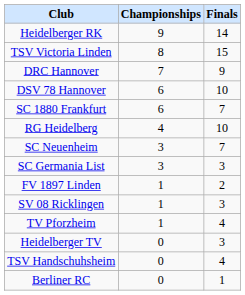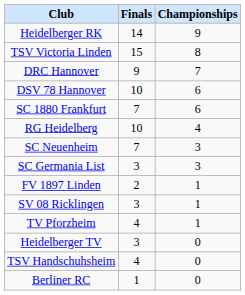columns swapped: (161, 14) <-> (222, 14)
